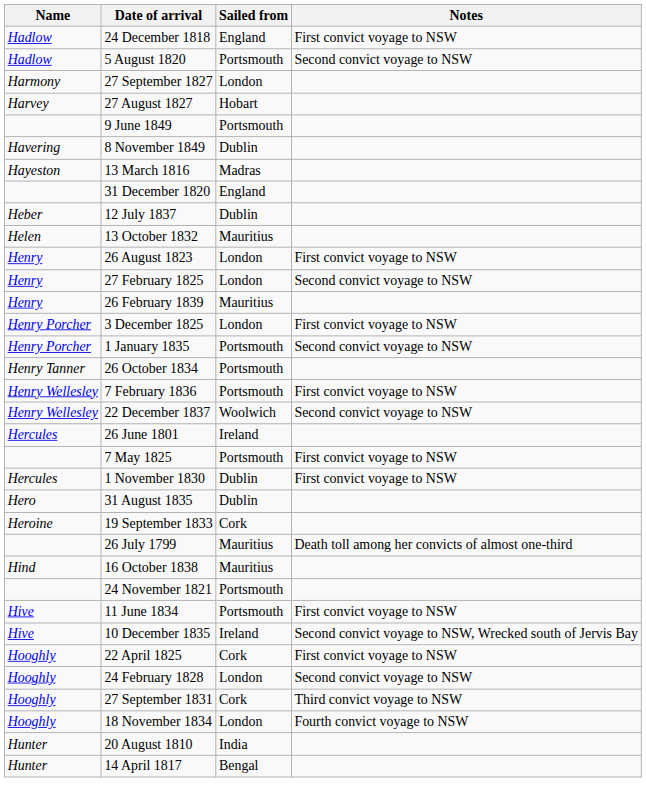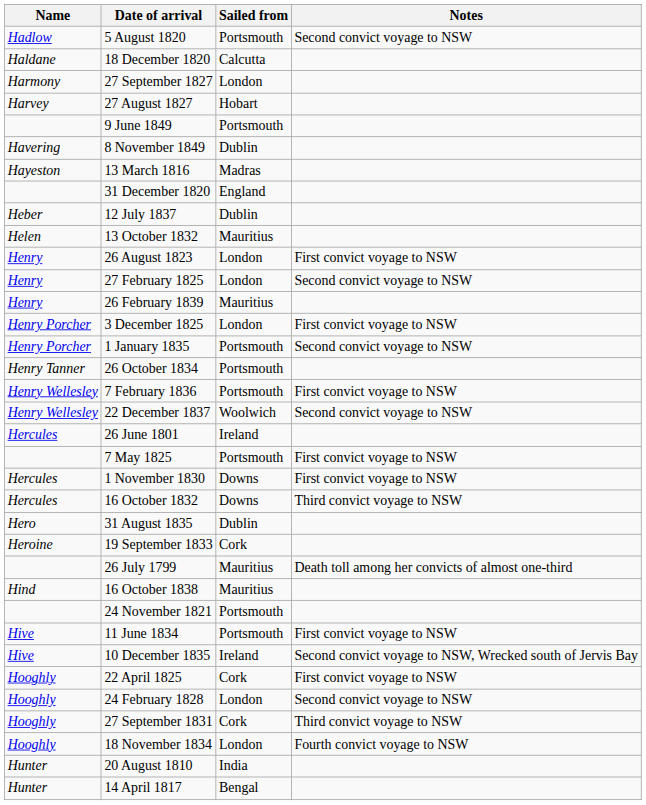- row: (157, 37)
+ row: (157, 59)
(238, 479) Dublin -> (239, 479) Downs
+ row: (151, 501)
